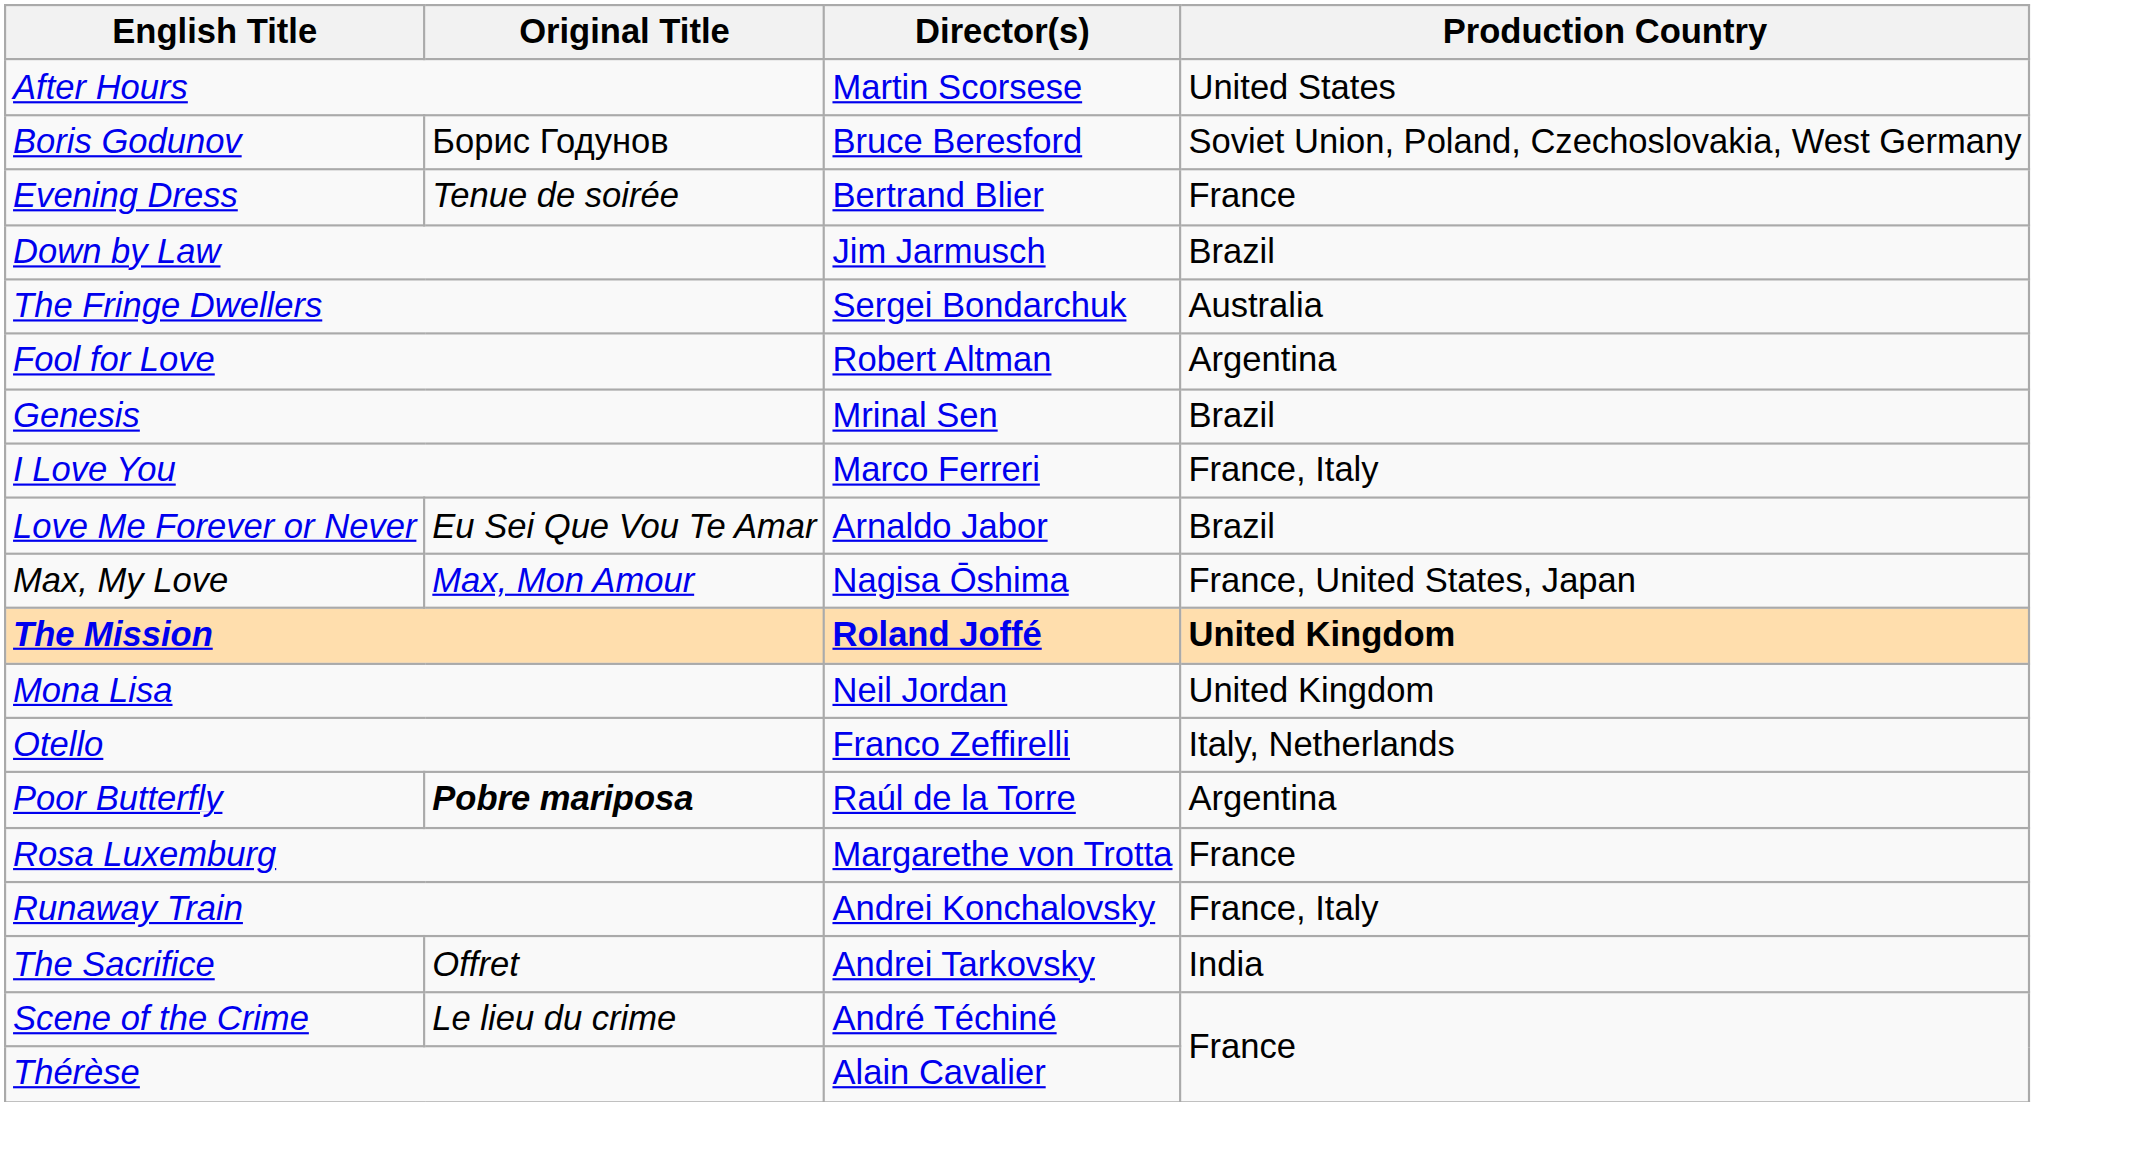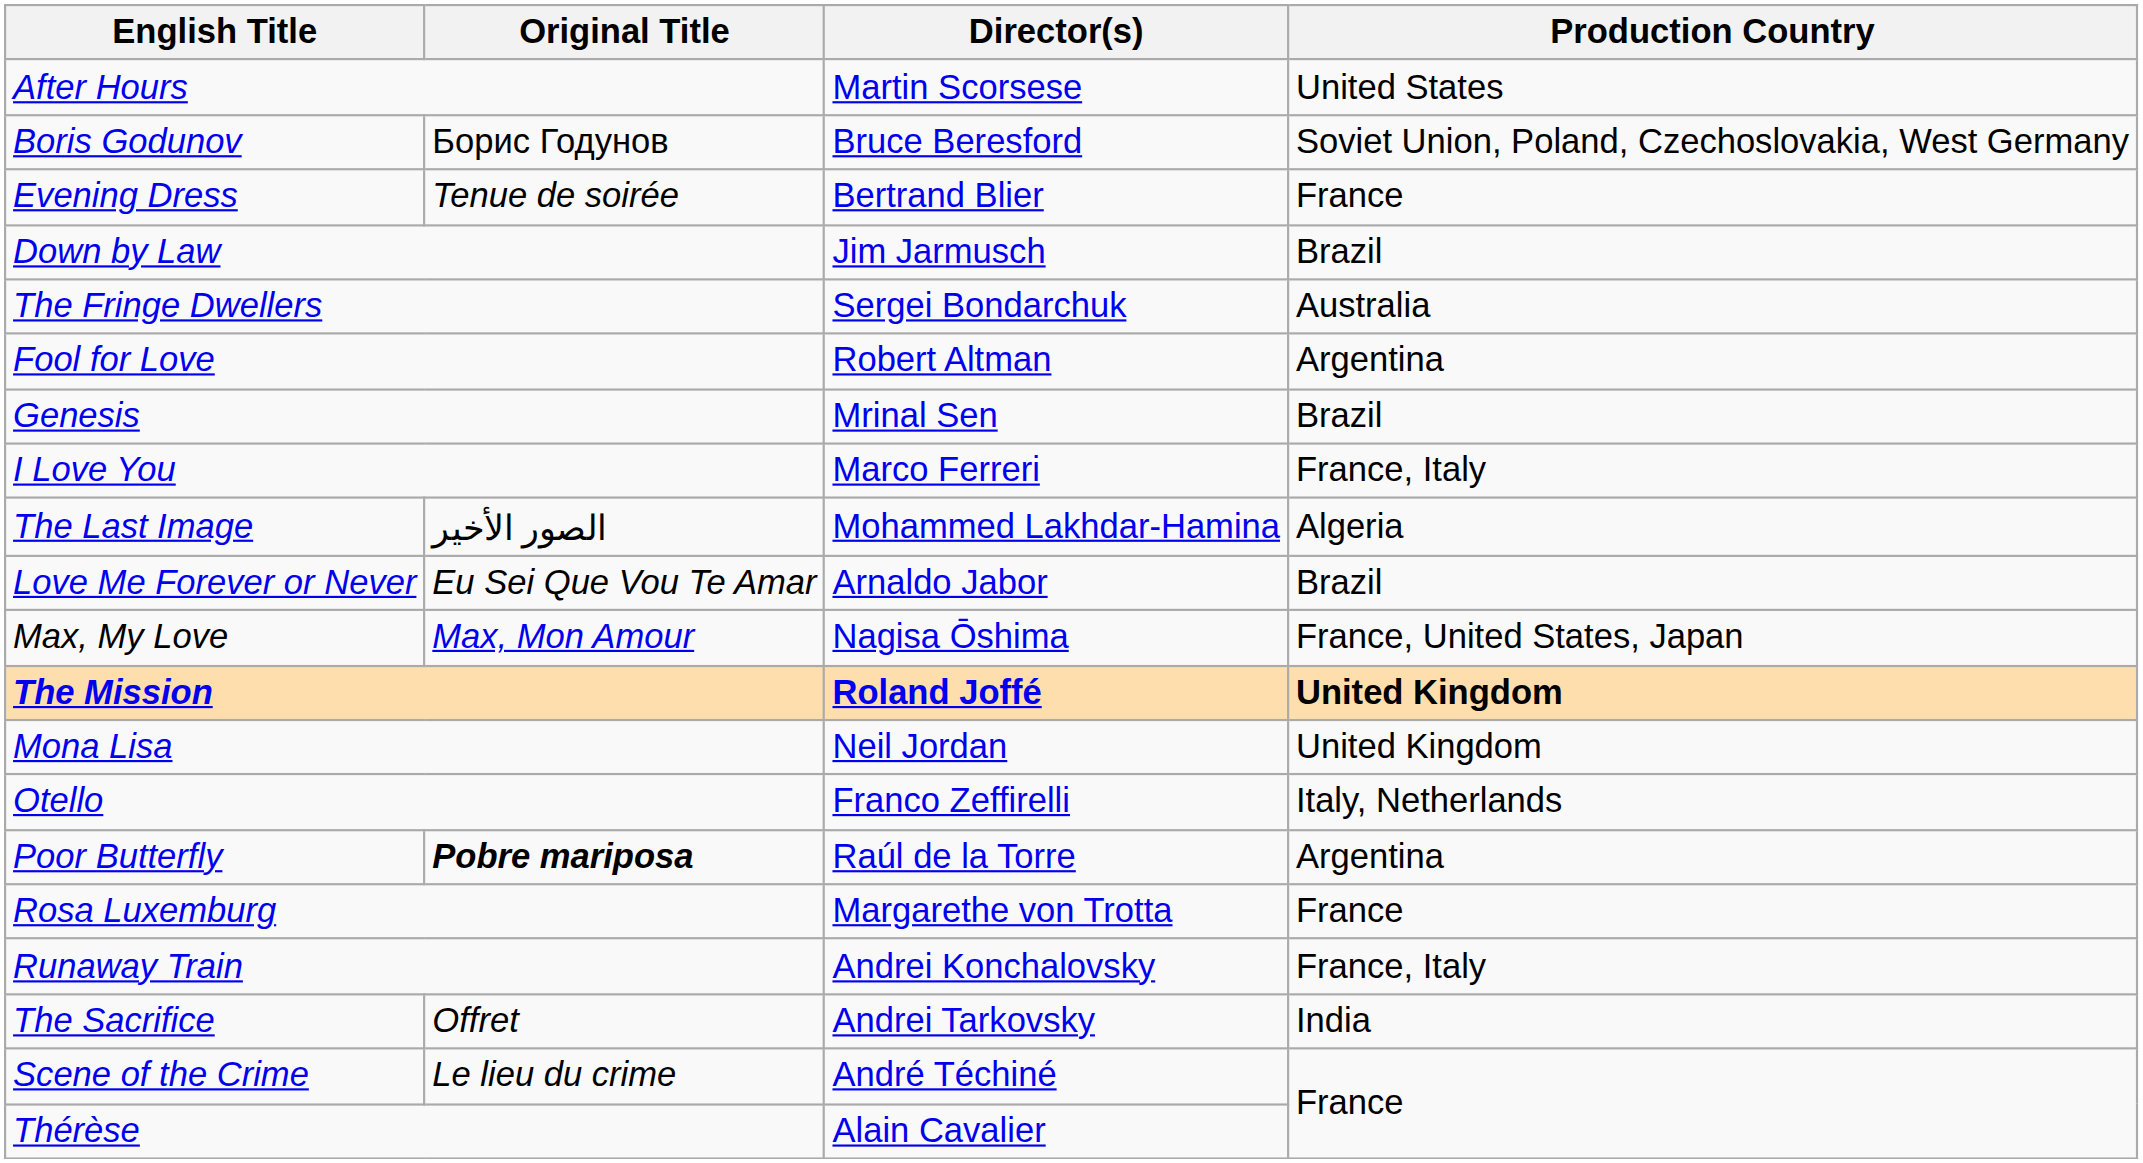+ row: (133, 526)
